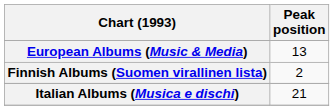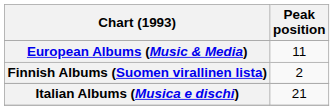(299, 51) 13 -> (299, 51) 11
